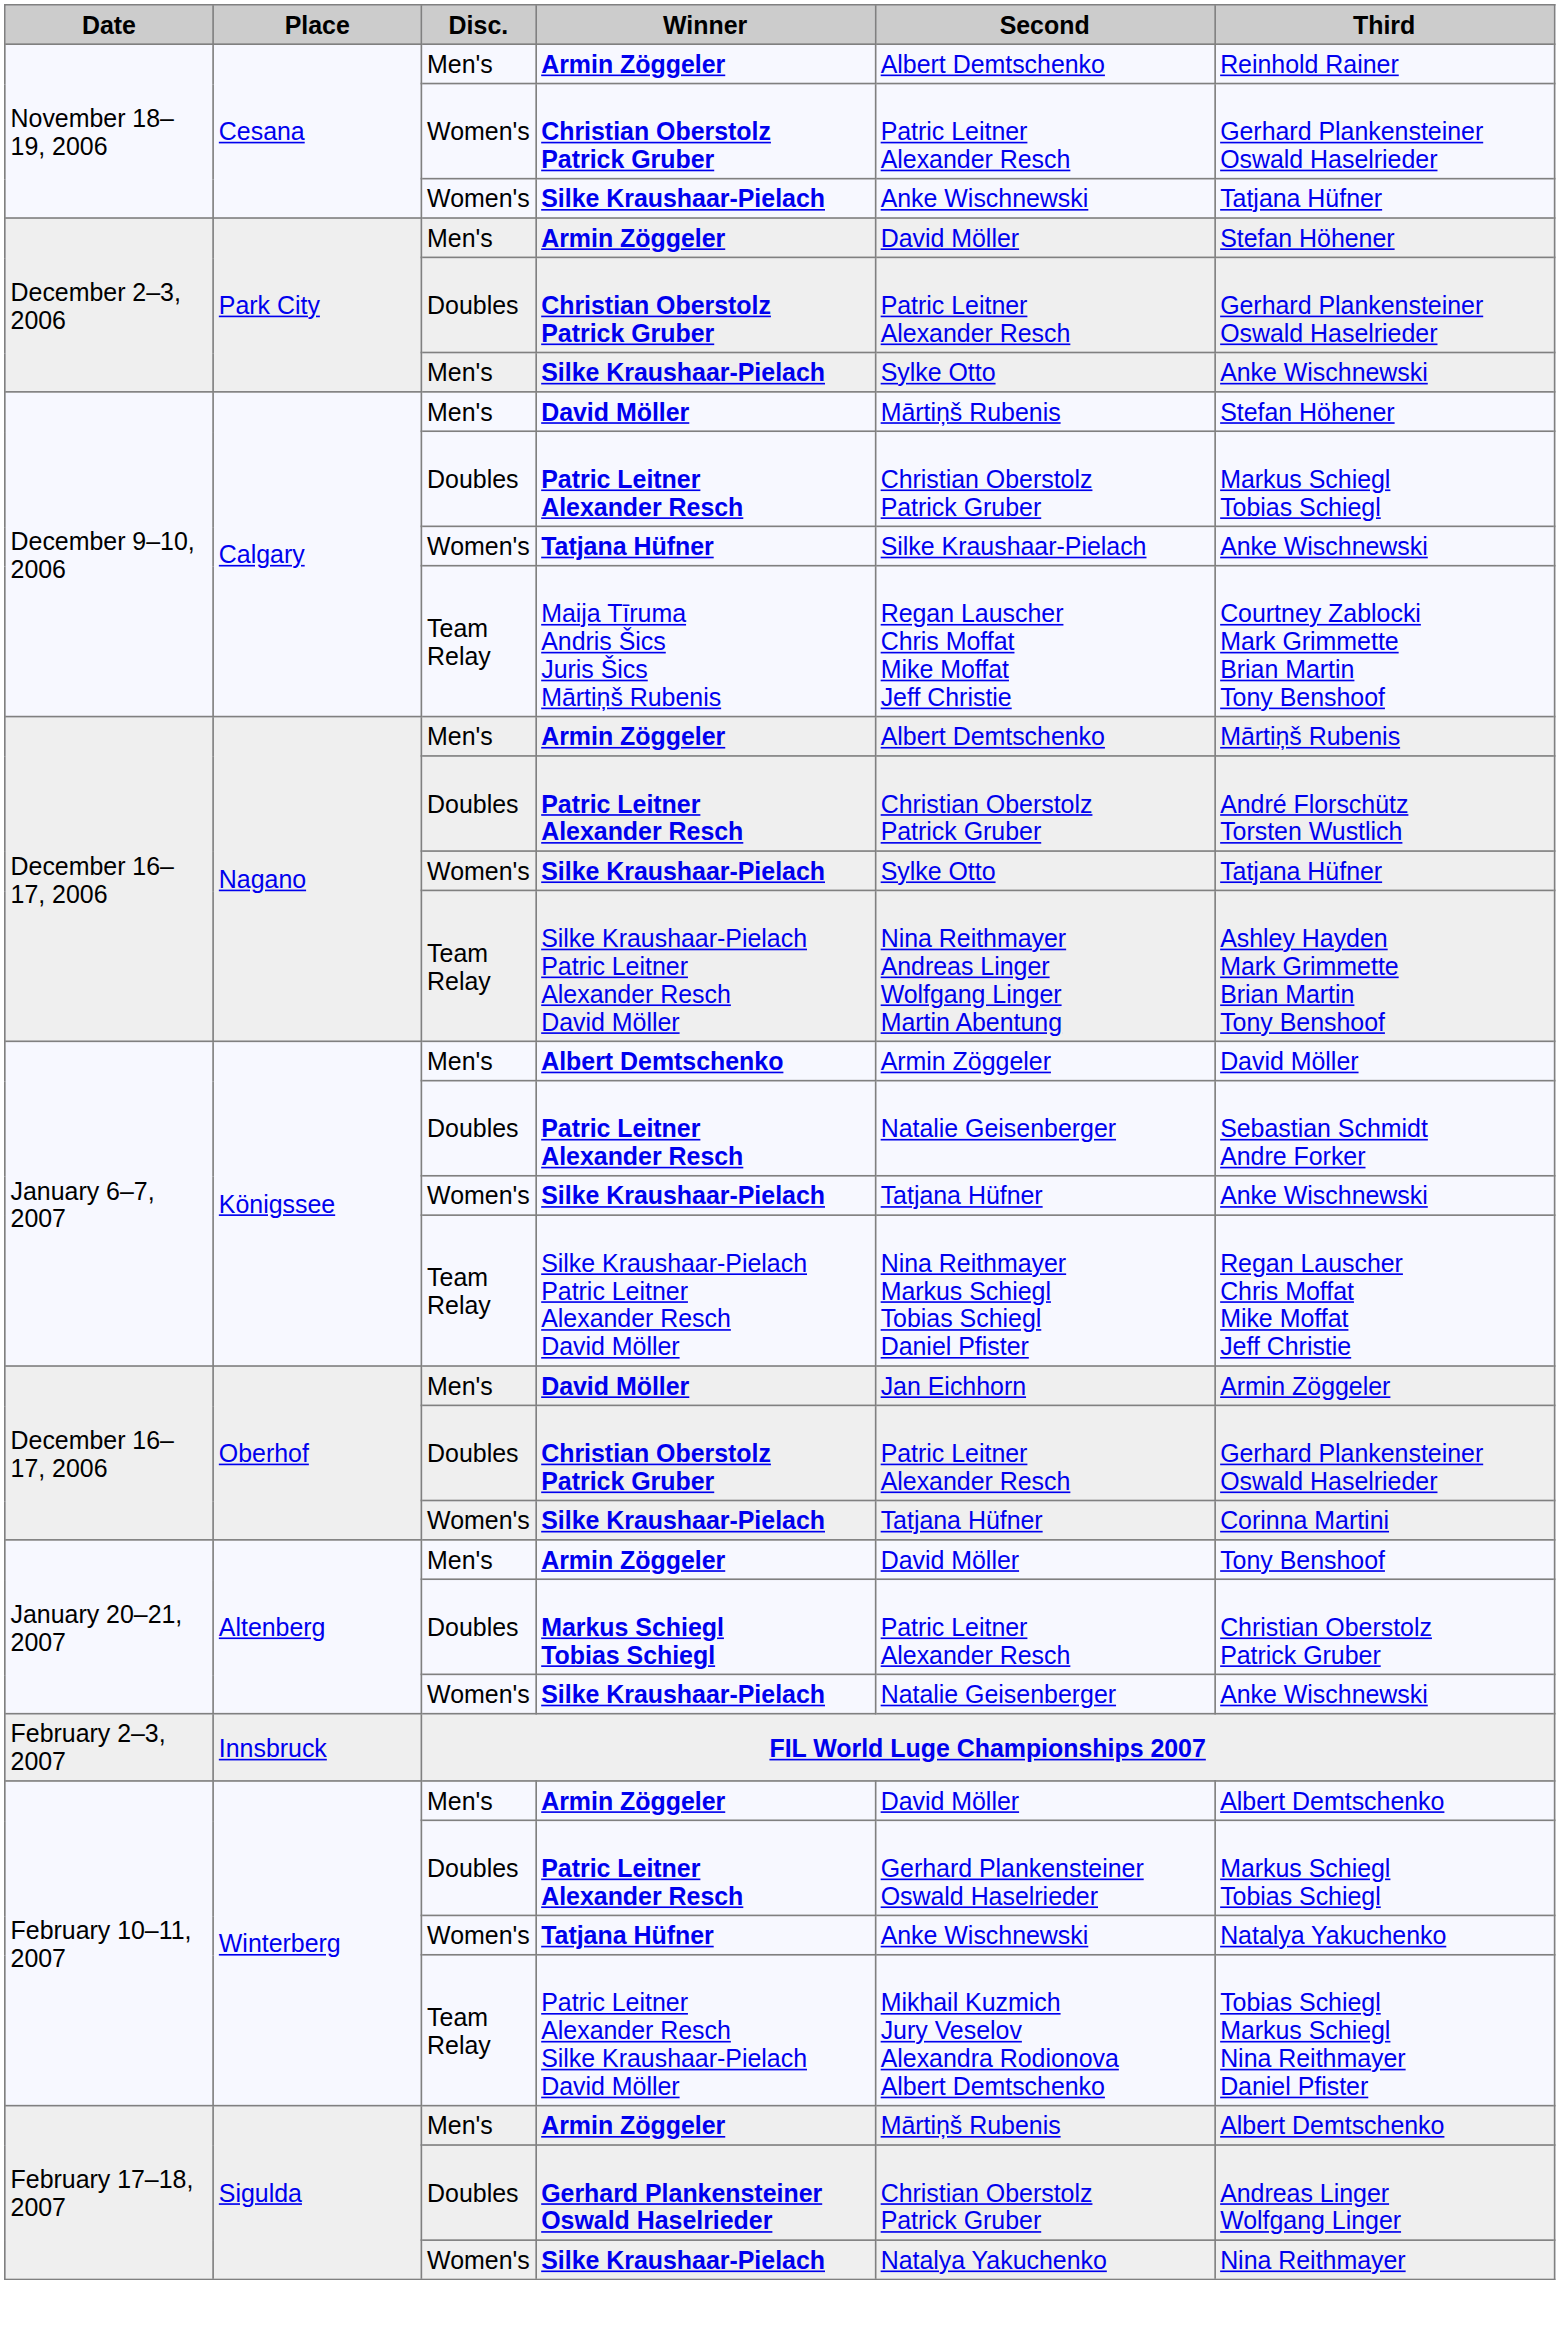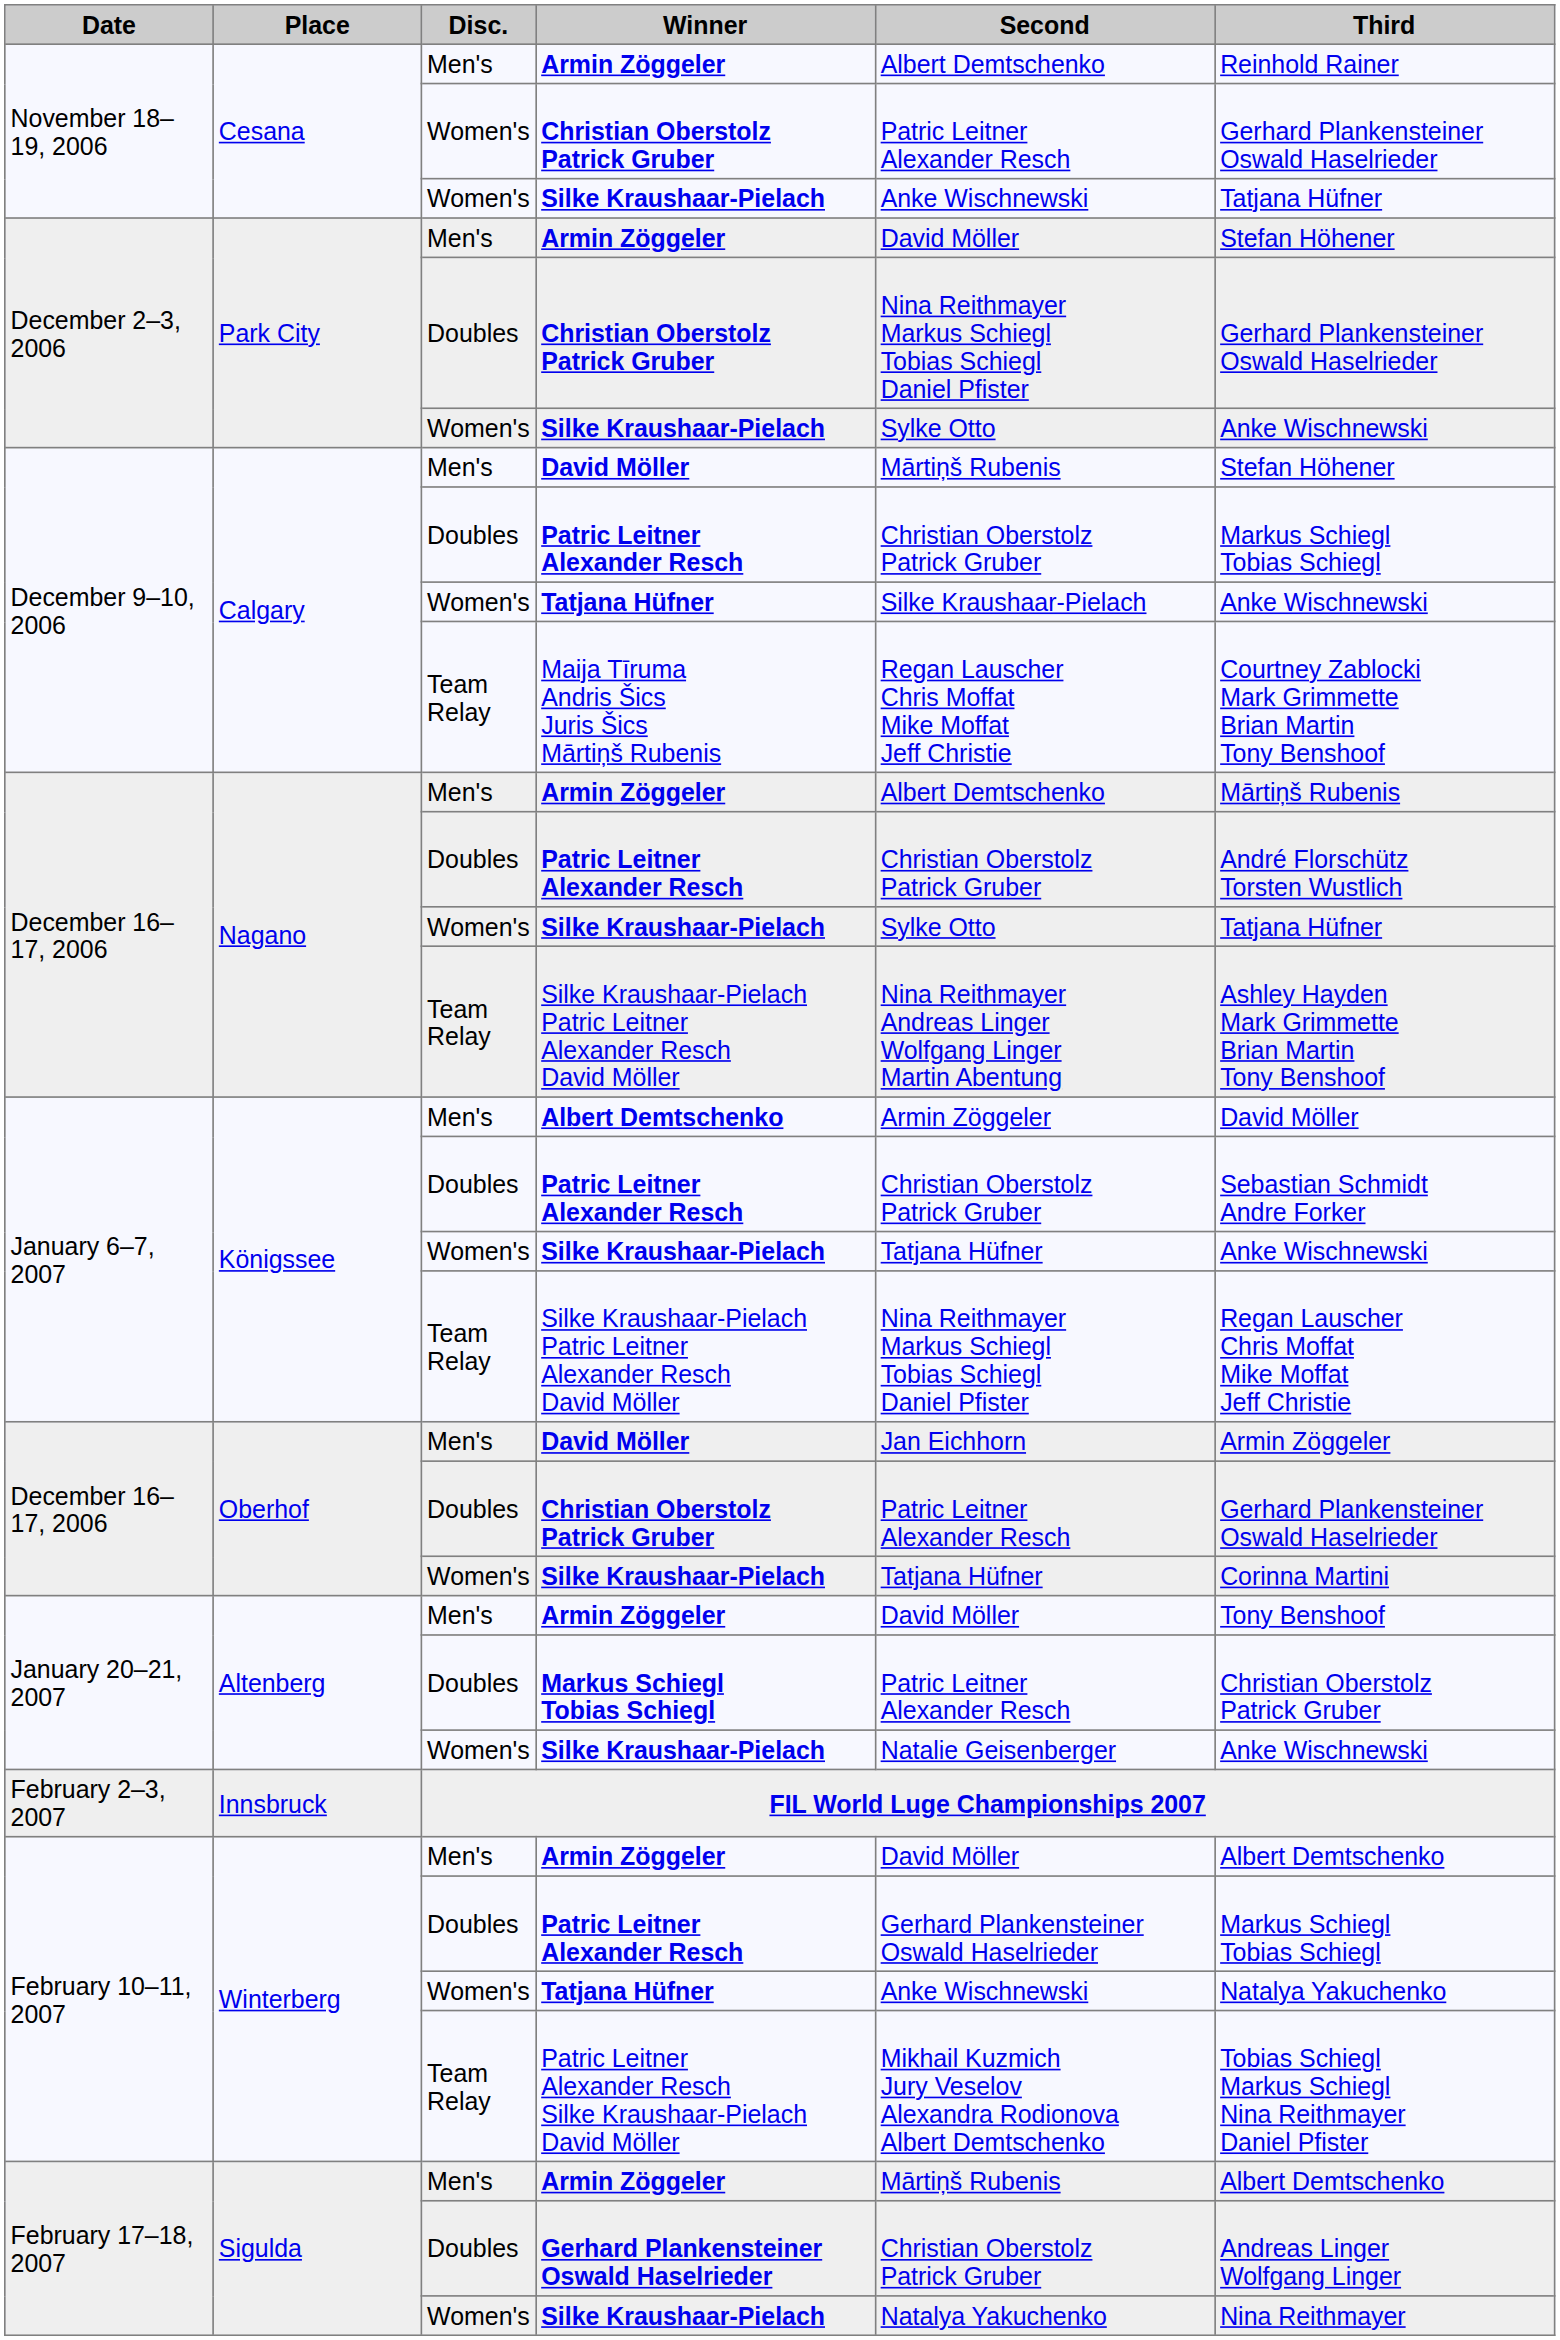(976, 319) Patric Leitner Alexander Resch -> (973, 347) Nina Reithmayer Markus Schiegl Tobias Schiegl Daniel Pfister
(460, 372) Men's -> (478, 428) Women's
(998, 1128) Natalie Geisenberger -> (987, 1198) Christian Oberstolz Patrick Gruber
